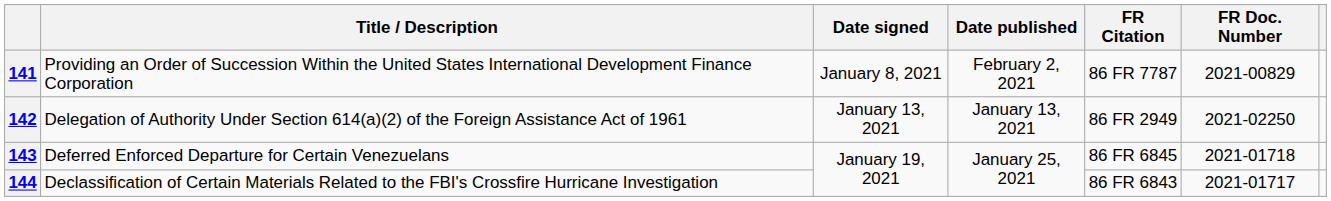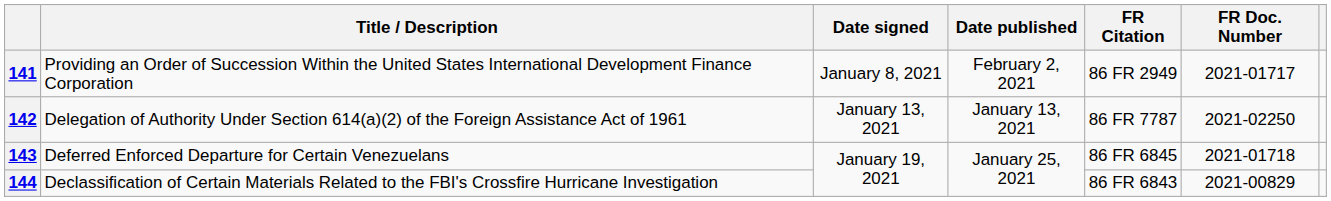(1133, 73) 86 FR 7787 -> (1133, 73) 86 FR 2949
(1250, 73) 2021-00829 -> (1250, 73) 2021-01717
(1133, 119) 86 FR 2949 -> (1133, 119) 86 FR 7787
(1250, 182) 2021-01717 -> (1250, 182) 2021-00829
